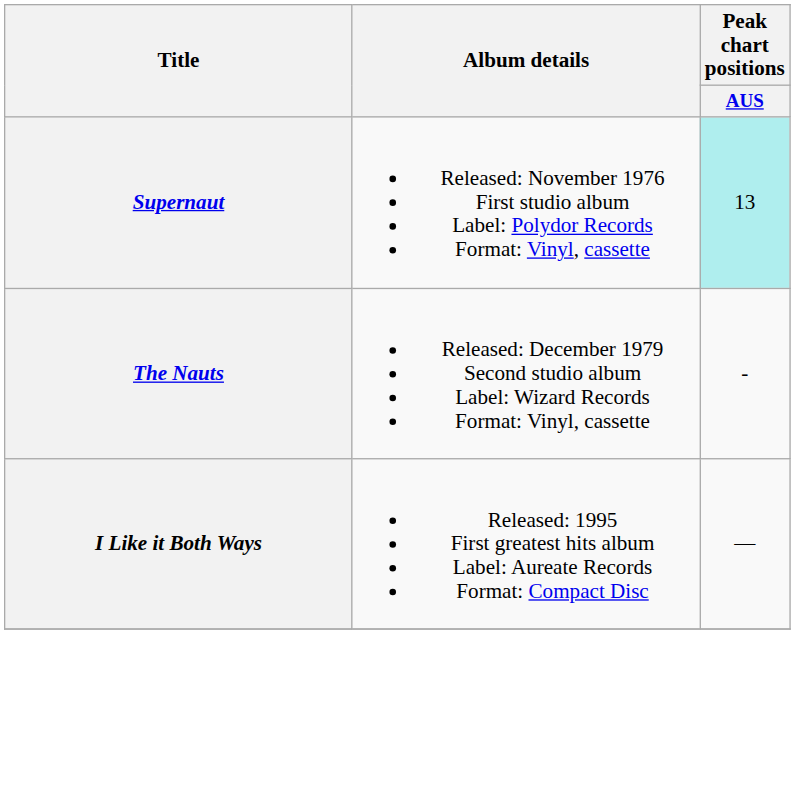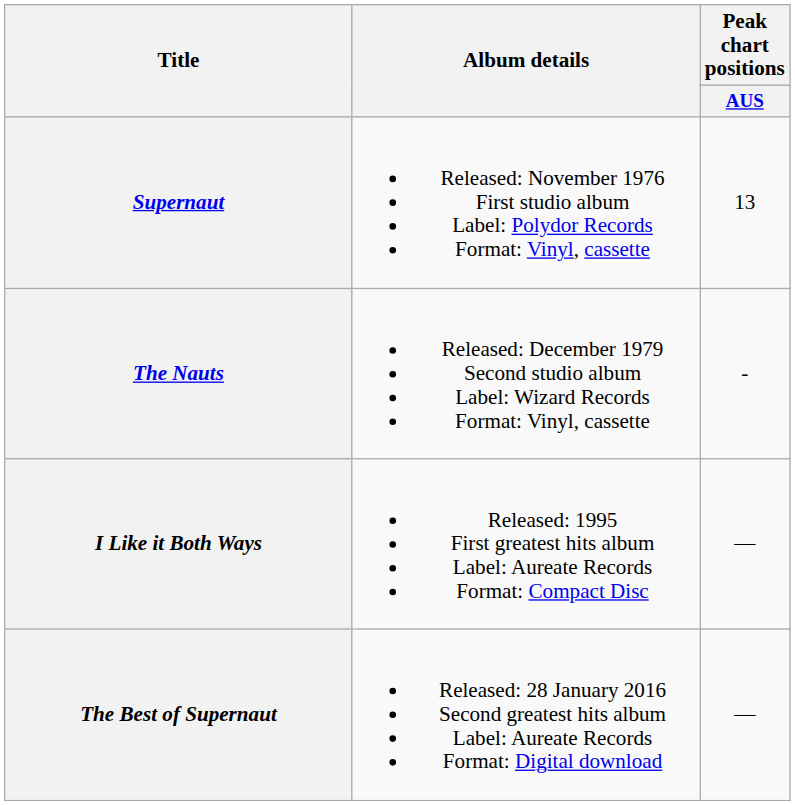(745, 202) paleturquoise background -> (745, 202) no background
+ row: (178, 714)
